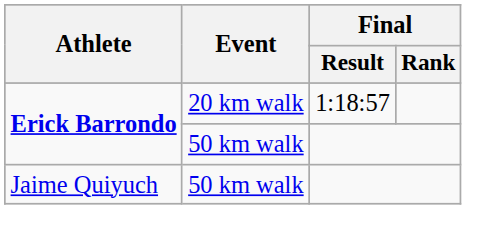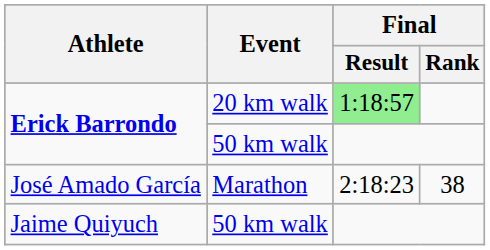(353, 103) no background -> (377, 103) lightgreen background
+ row: (106, 184)
